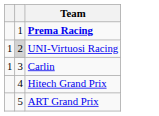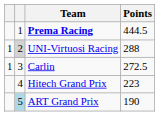+ column: (138, 12)
(20, 101) no background -> (20, 101) lightblue background
